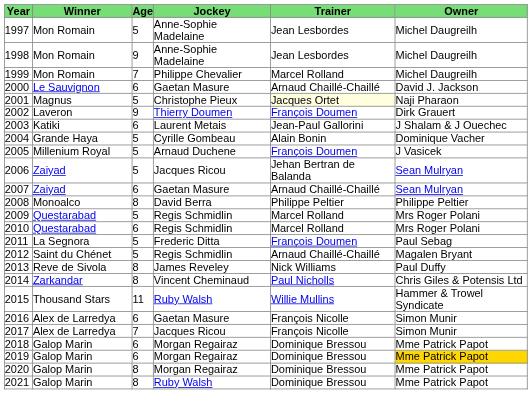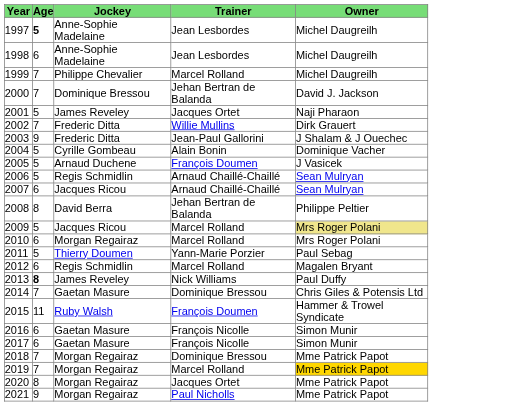- column: (82, 11)
(135, 30) normal -> (36, 30) bold
(135, 55) 9 -> (36, 55) 6
(135, 87) 6 -> (36, 93) 7
(192, 87) Gaetan Masure -> (102, 93) Dominique Bressou
(325, 87) Arnaud Chaillé-Chaillé -> (213, 93) Jehan Bertran de Balanda
(196, 100) Christophe Pieux -> (92, 112) James Reveley
(305, 100) lightyellow background -> (205, 112) no background
(135, 113) 9 -> (36, 125) 7
(193, 113) Thierry Doumen -> (87, 125) Frederic Ditta
(314, 113) François Doumen -> (203, 125) Willie Mullins
(135, 126) 6 -> (36, 138) 9
(190, 126) Laurent Metais -> (87, 138) Frederic Ditta
(190, 170) Jacques Ricou -> (94, 177) Regis Schmidlin
(313, 170) Jehan Bertran de Balanda -> (226, 177) Arnaud Chaillé-Chaillé
(192, 189) Gaetan Masure -> (90, 189) Jacques Ricou
(307, 202) Philippe Peltier -> (213, 208) Jehan Bertran de Balanda
(193, 215) Regis Schmidlin -> (90, 227) Jacques Ricou
(438, 215) no background -> (338, 227) khaki background
(193, 228) Regis Schmidlin -> (96, 240) Morgan Regairaz
(187, 241) Frederic Ditta -> (94, 253) Thierry Doumen
(314, 241) François Doumen -> (218, 253) Yann-Marie Porzier
(135, 254) 5 -> (36, 266) 6
(325, 254) Arnaud Chaillé-Chaillé -> (208, 266) Marcel Rolland
(135, 267) normal -> (36, 279) bold
(135, 280) 8 -> (36, 292) 7
(201, 280) Vincent Cheminaud -> (92, 292) Gaetan Masure
(303, 280) Paul Nicholls -> (219, 292) Dominique Bressou
(303, 299) Willie Mullins -> (215, 311) François Doumen
(135, 331) 7 -> (36, 343) 6
(190, 331) Jacques Ricou -> (92, 343) Gaetan Masure
(135, 344) 6 -> (36, 356) 7
(135, 357) 6 -> (36, 369) 7
(319, 357) Dominique Bressou -> (208, 369) Marcel Rolland
(319, 370) Dominique Bressou -> (205, 382) Jacques Ortet
(135, 382) 8 -> (36, 395) 9
(183, 382) Ruby Walsh -> (96, 395) Morgan Regairaz
(319, 382) Dominique Bressou -> (203, 395) Paul Nicholls
